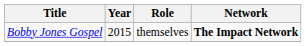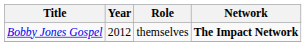(119, 32) 2015 -> (119, 32) 2012
